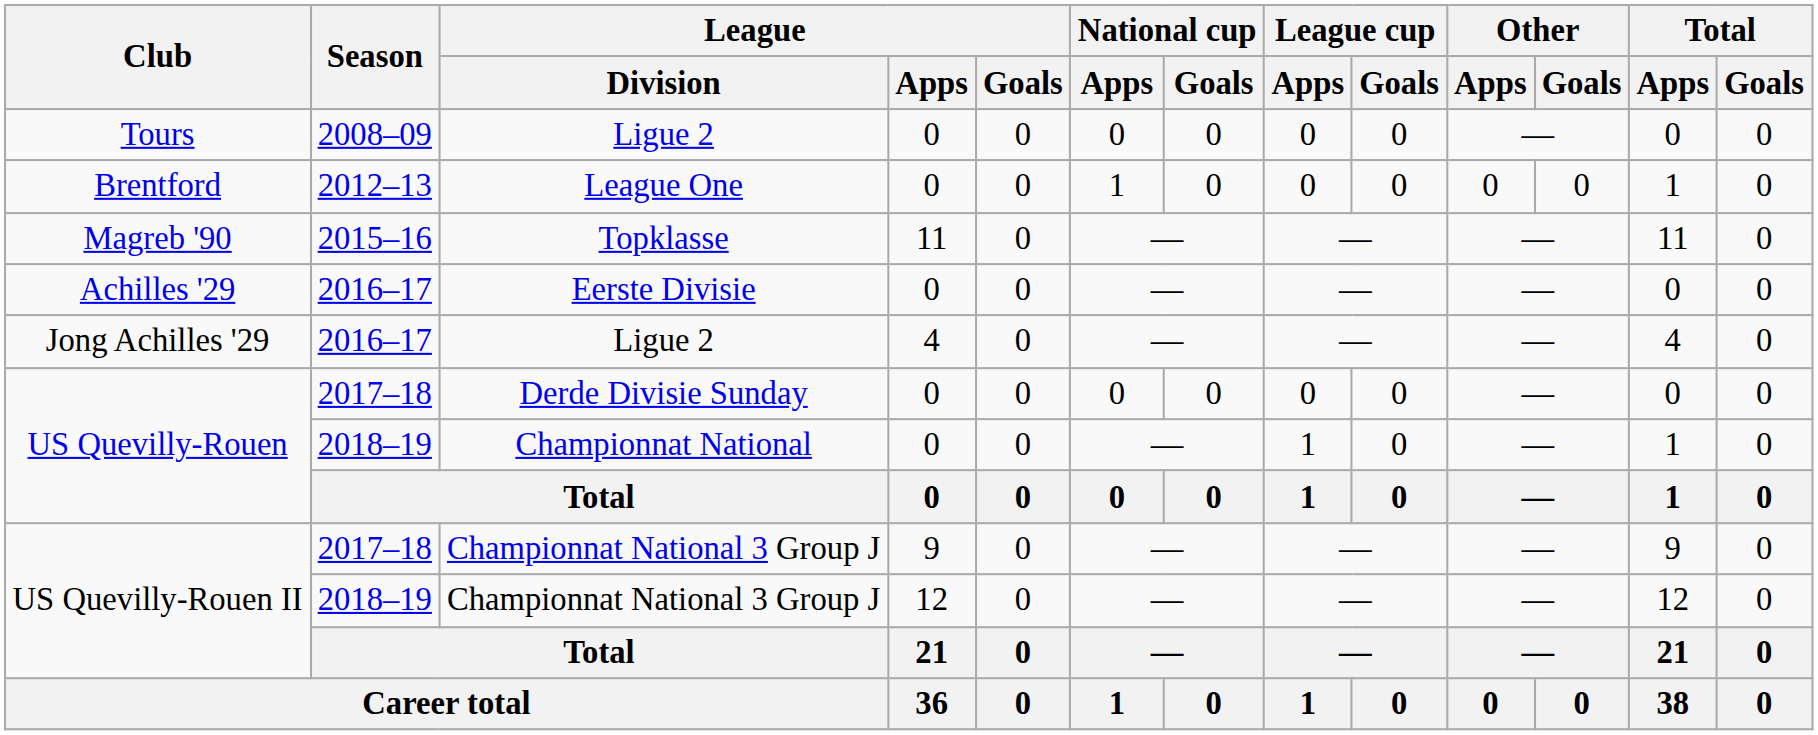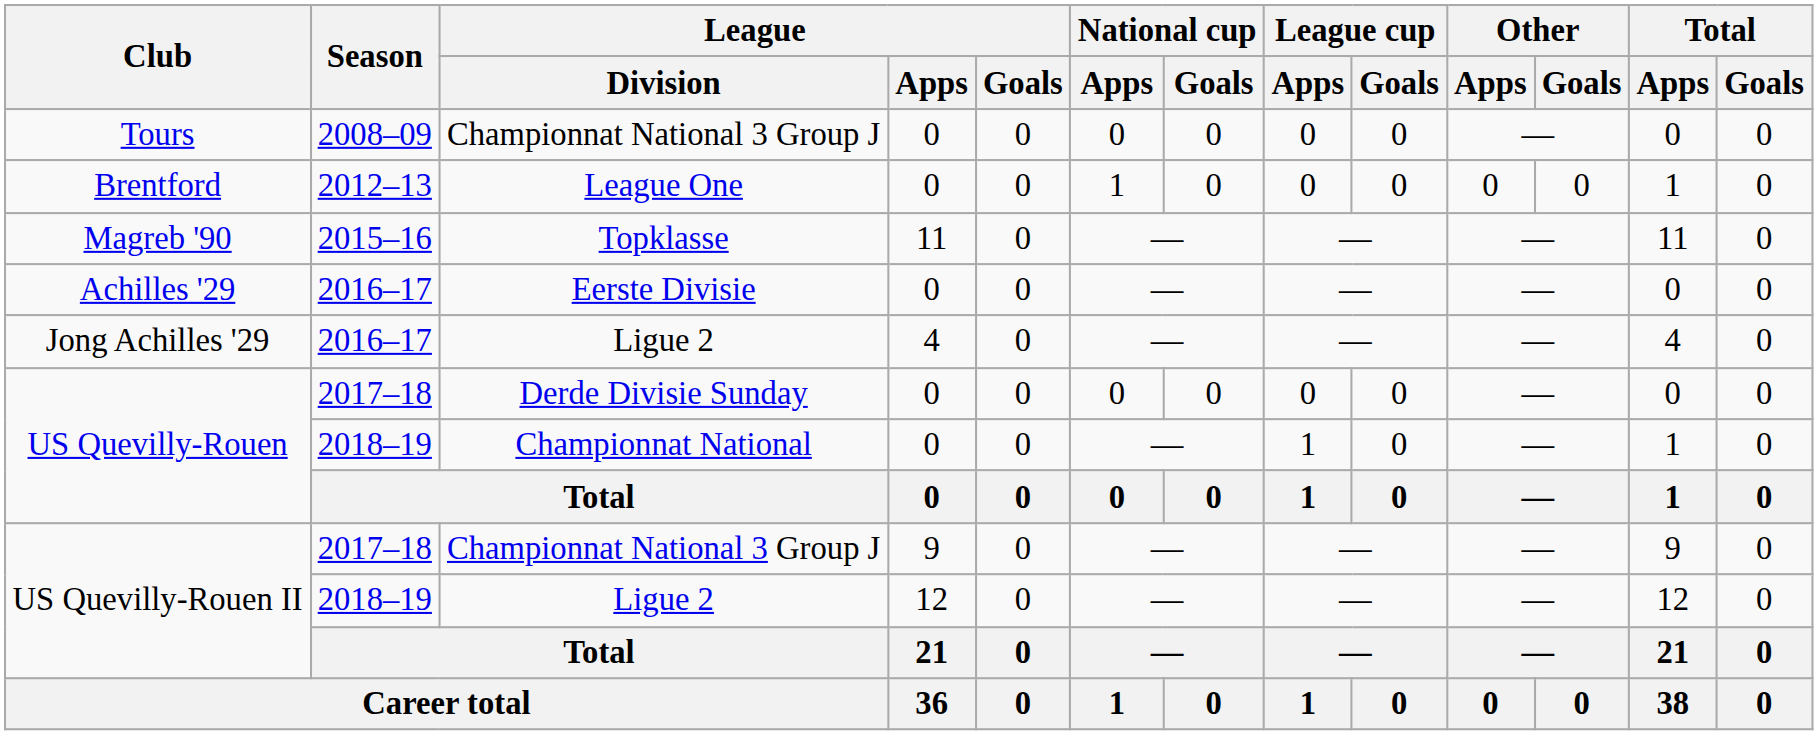(664, 133) Ligue 2 -> (664, 133) Championnat National 3 Group J
(664, 599) Championnat National 3 Group J -> (664, 599) Ligue 2
